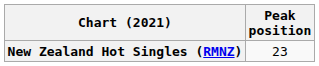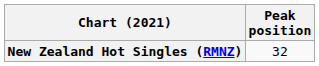(280, 51) 23 -> (280, 51) 32
